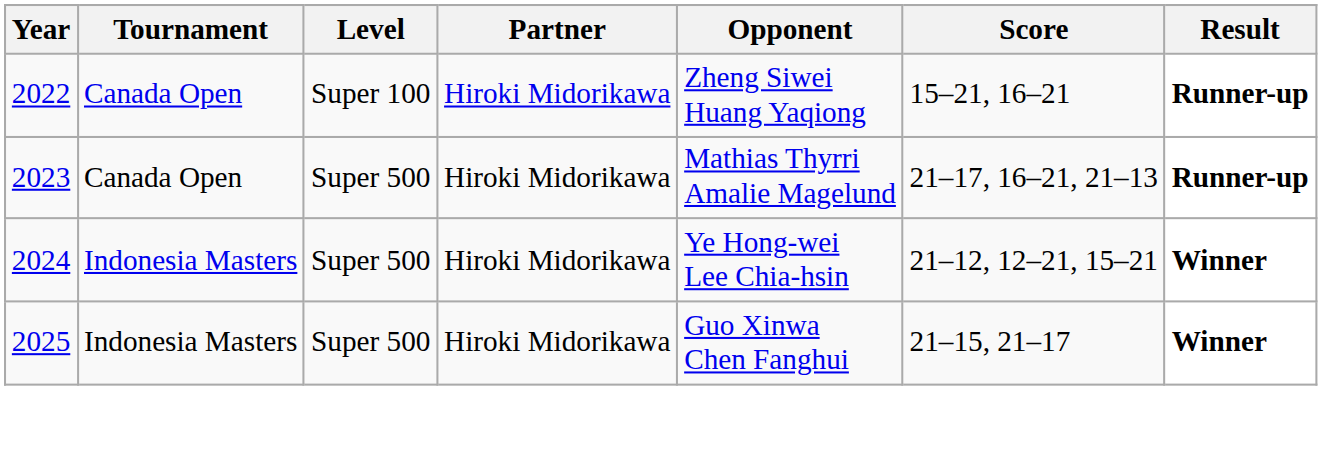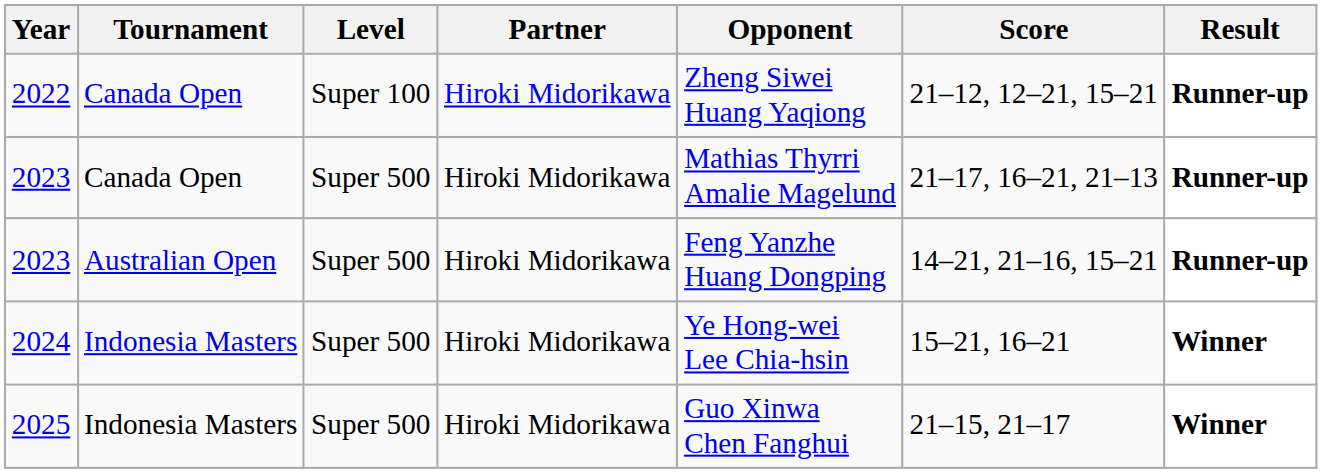(990, 94) 15–21, 16–21 -> (1034, 94) 21–12, 12–21, 15–21
+ row: (41, 259)
(1034, 259) 21–12, 12–21, 15–21 -> (990, 342) 15–21, 16–21
